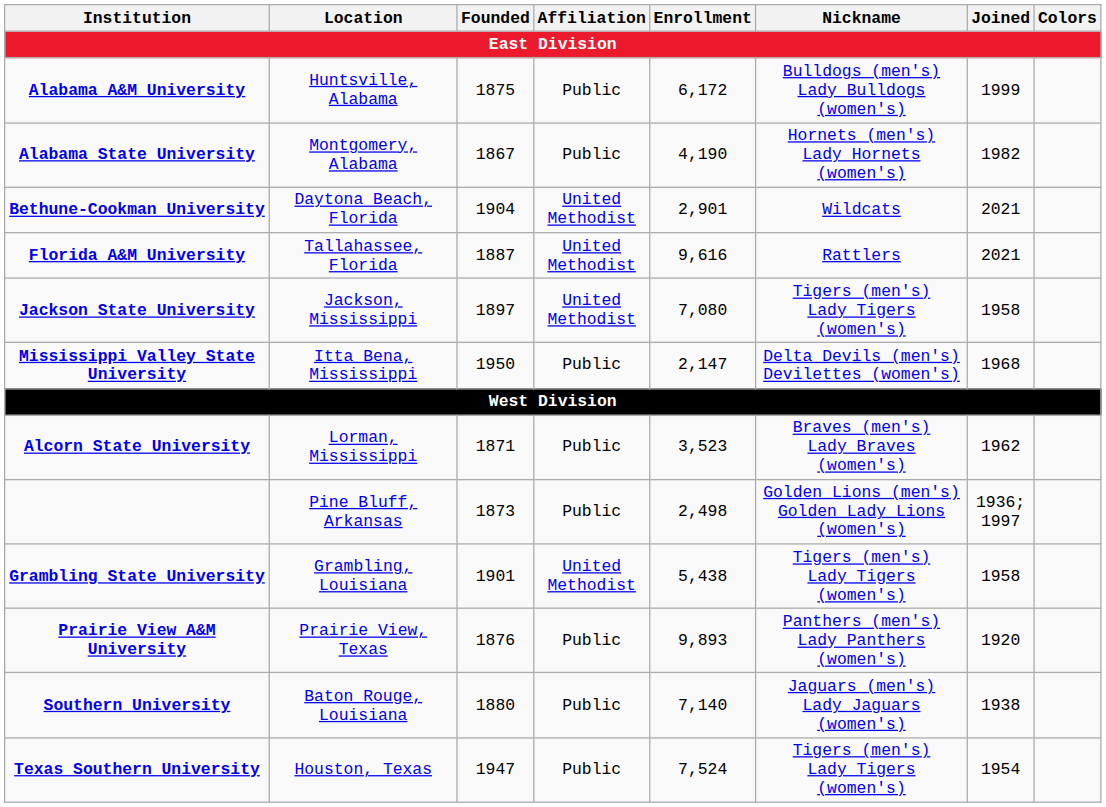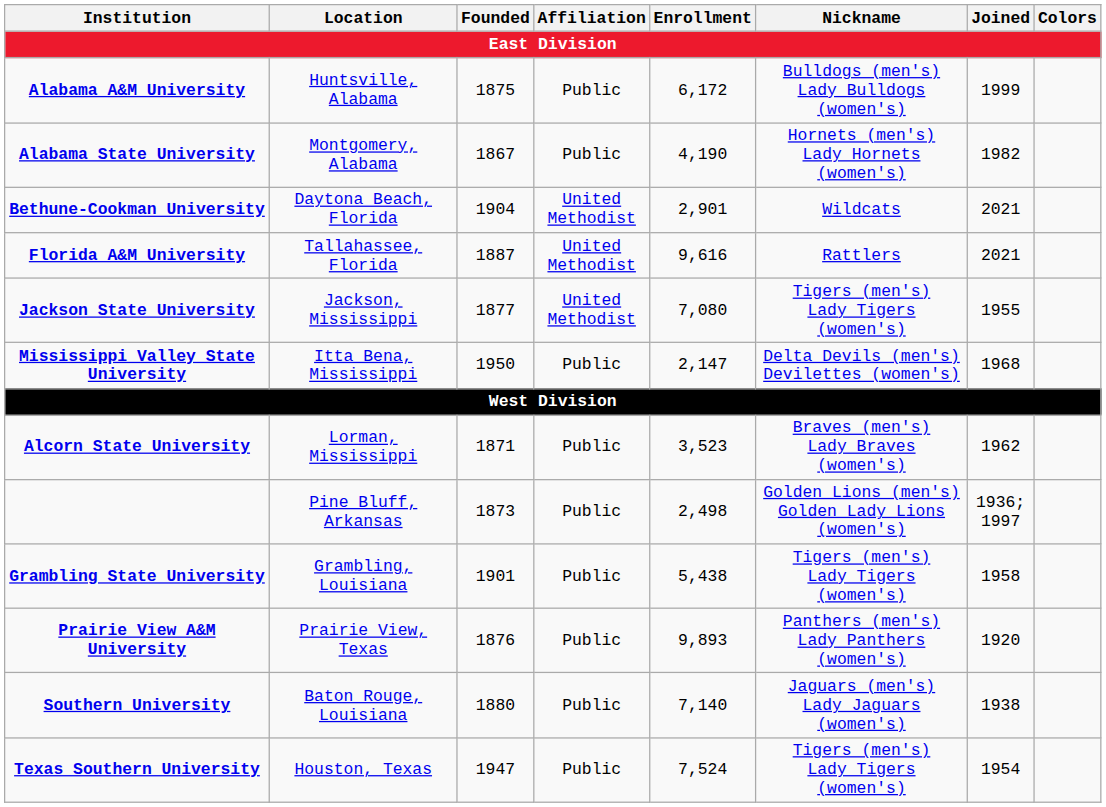(495, 310) 1897 -> (495, 310) 1877
(1001, 310) 1958 -> (1001, 310) 1955
(592, 576) United Methodist -> (592, 576) Public
